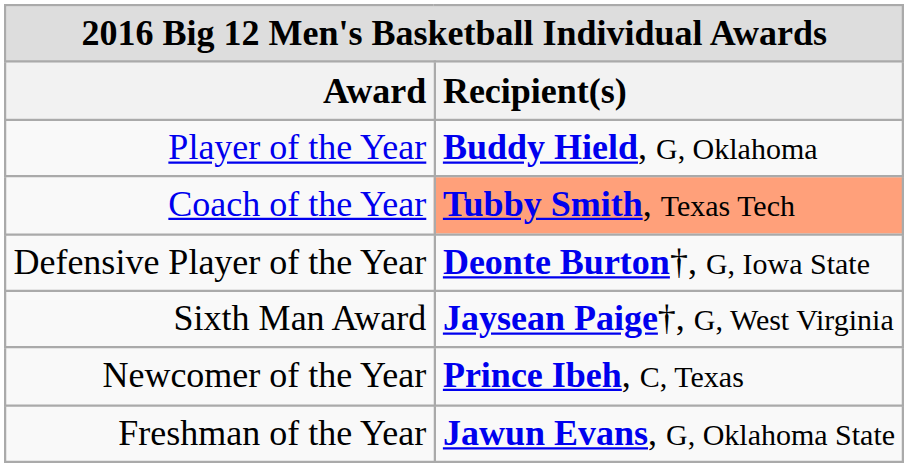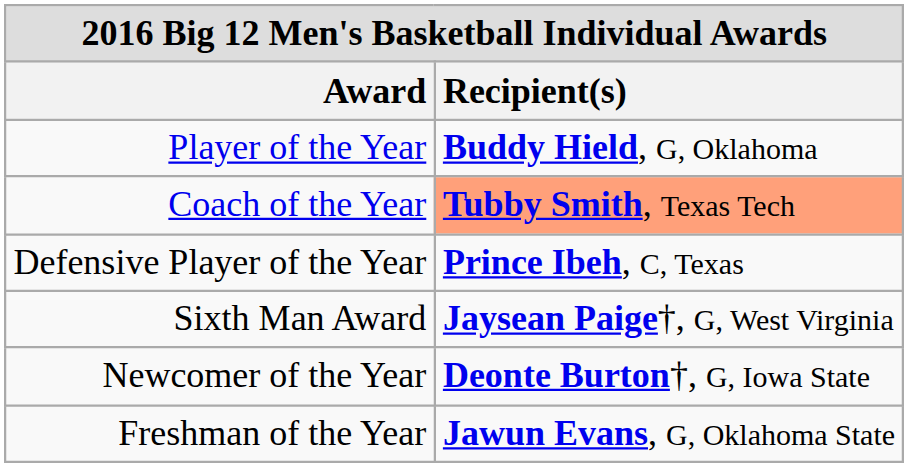(656, 261) Deonte Burton†, G, Iowa State -> (593, 261) Prince Ibeh, C, Texas
(593, 375) Prince Ibeh, C, Texas -> (656, 375) Deonte Burton†, G, Iowa State
